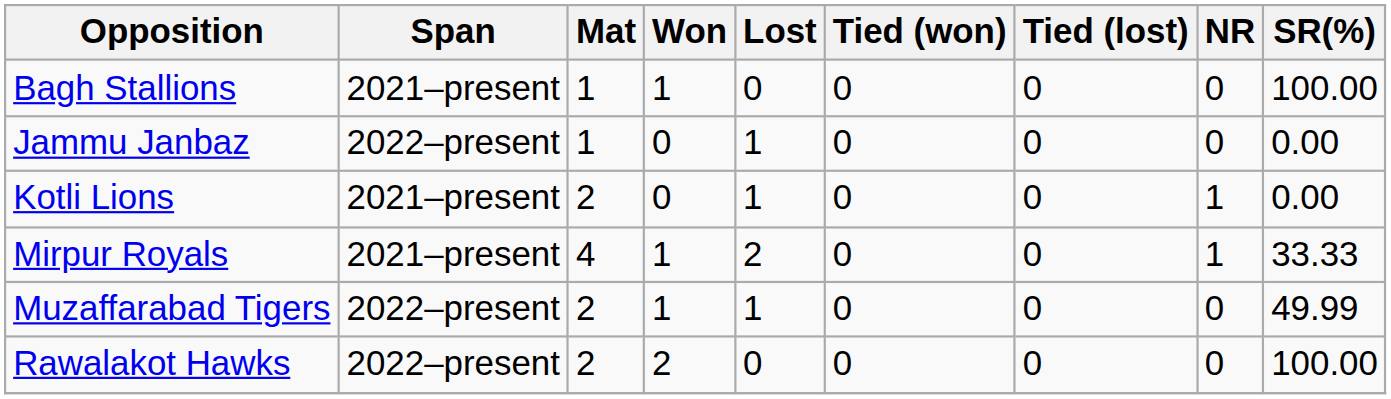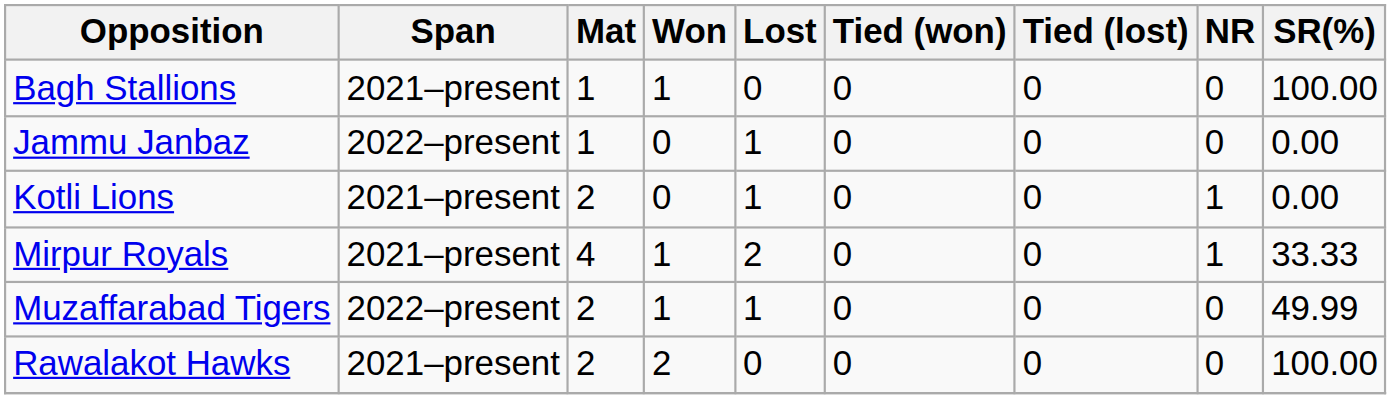(453, 364) 2022–present -> (453, 364) 2021–present
